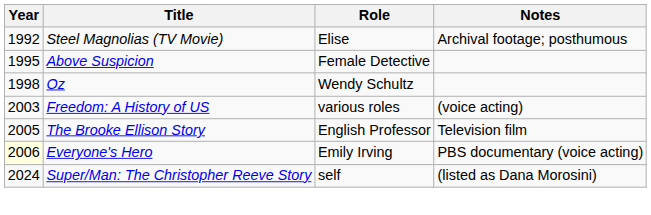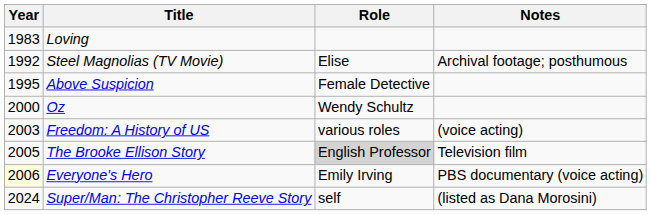+ row: (68, 38)
(24, 84) 1998 -> (24, 107) 2000
(374, 130) no background -> (374, 152) lightgrey background
